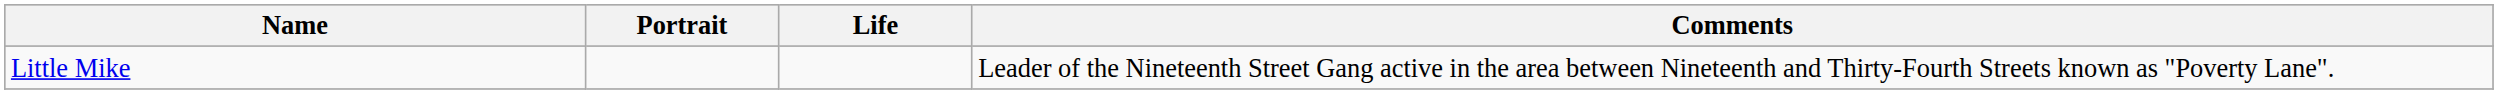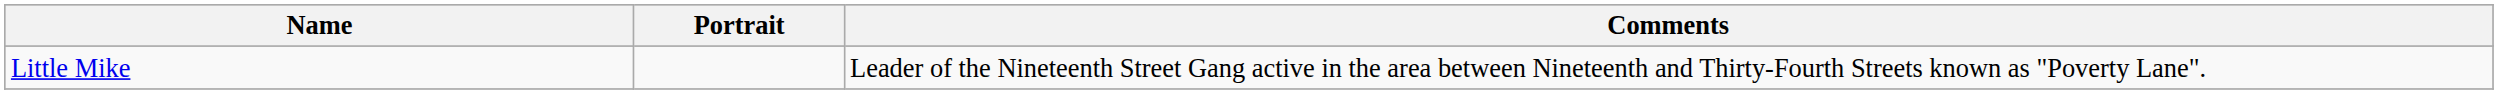- column: (875, 25)
